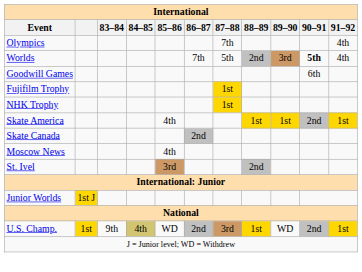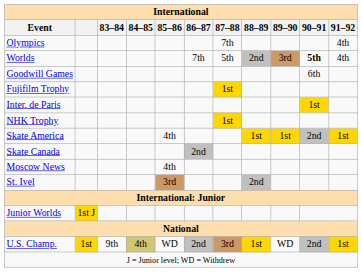+ row: (34, 105)
